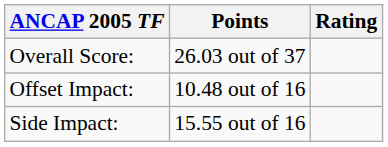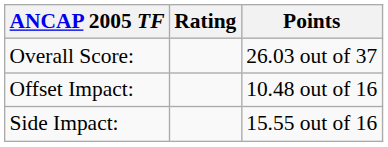columns swapped: (240, 21) <-> (346, 21)
